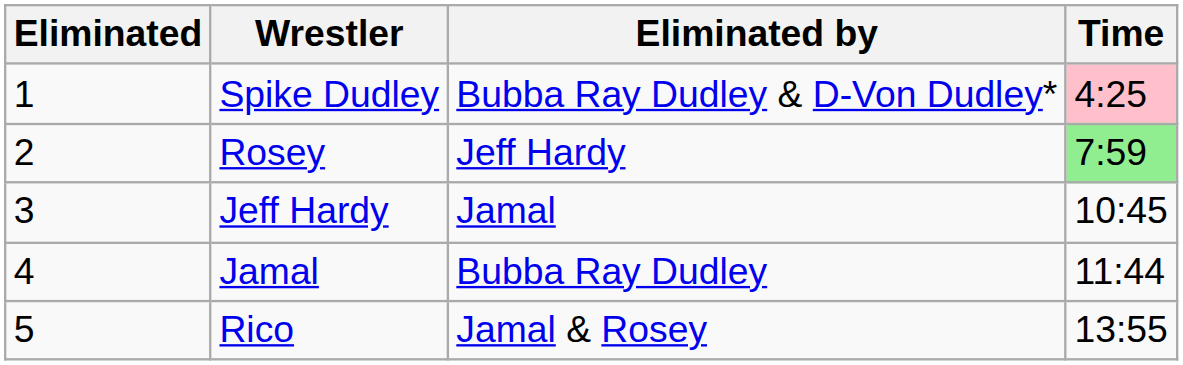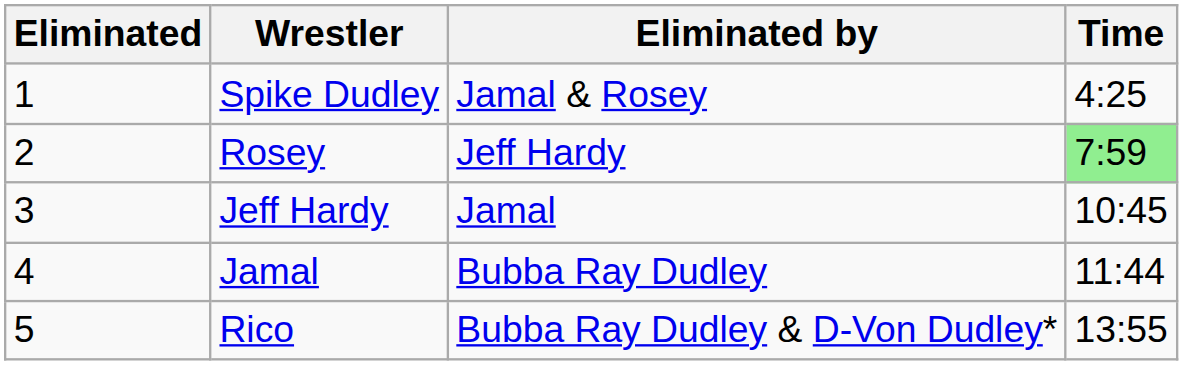(757, 93) Bubba Ray Dudley & D-Von Dudley* -> (582, 93) Jamal & Rosey
(1111, 93) pink background -> (1111, 93) no background
(582, 329) Jamal & Rosey -> (757, 329) Bubba Ray Dudley & D-Von Dudley*
